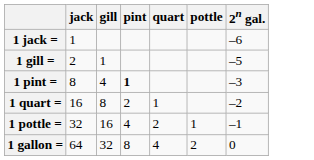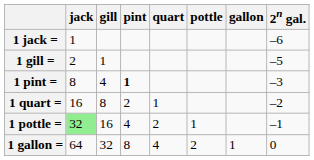+ column: (246, 16)
(76, 123) no background -> (76, 123) lightgreen background
